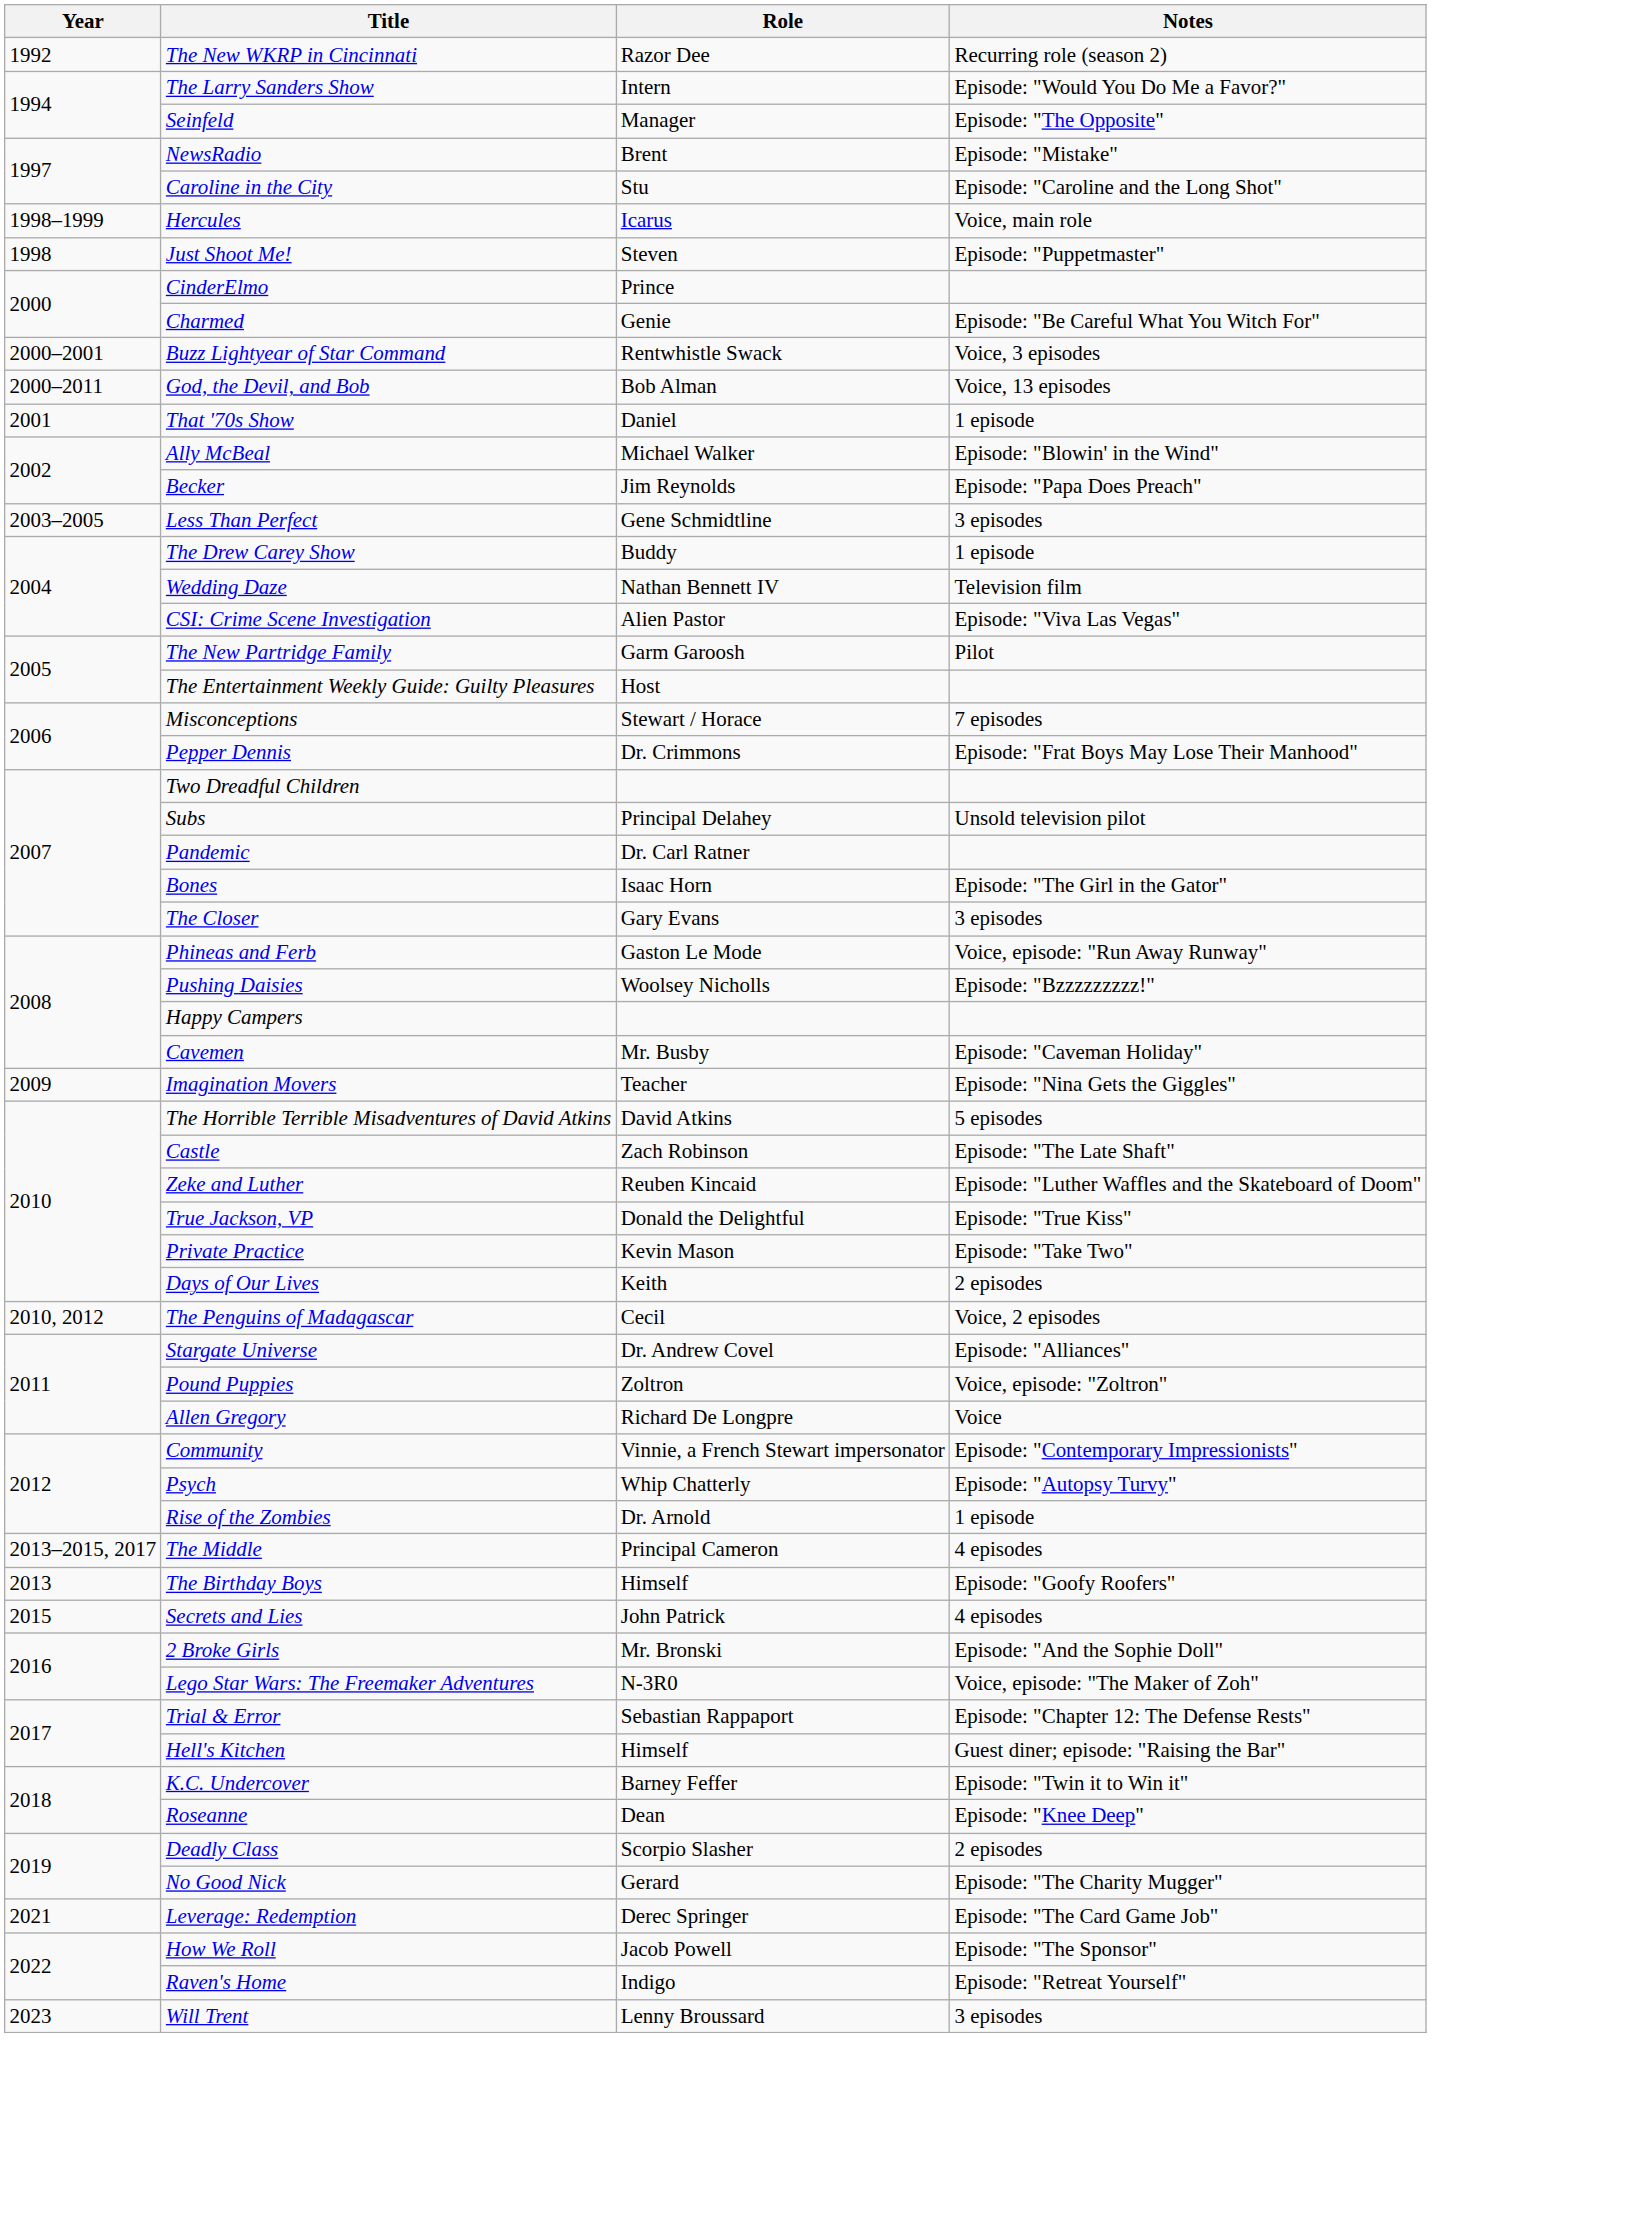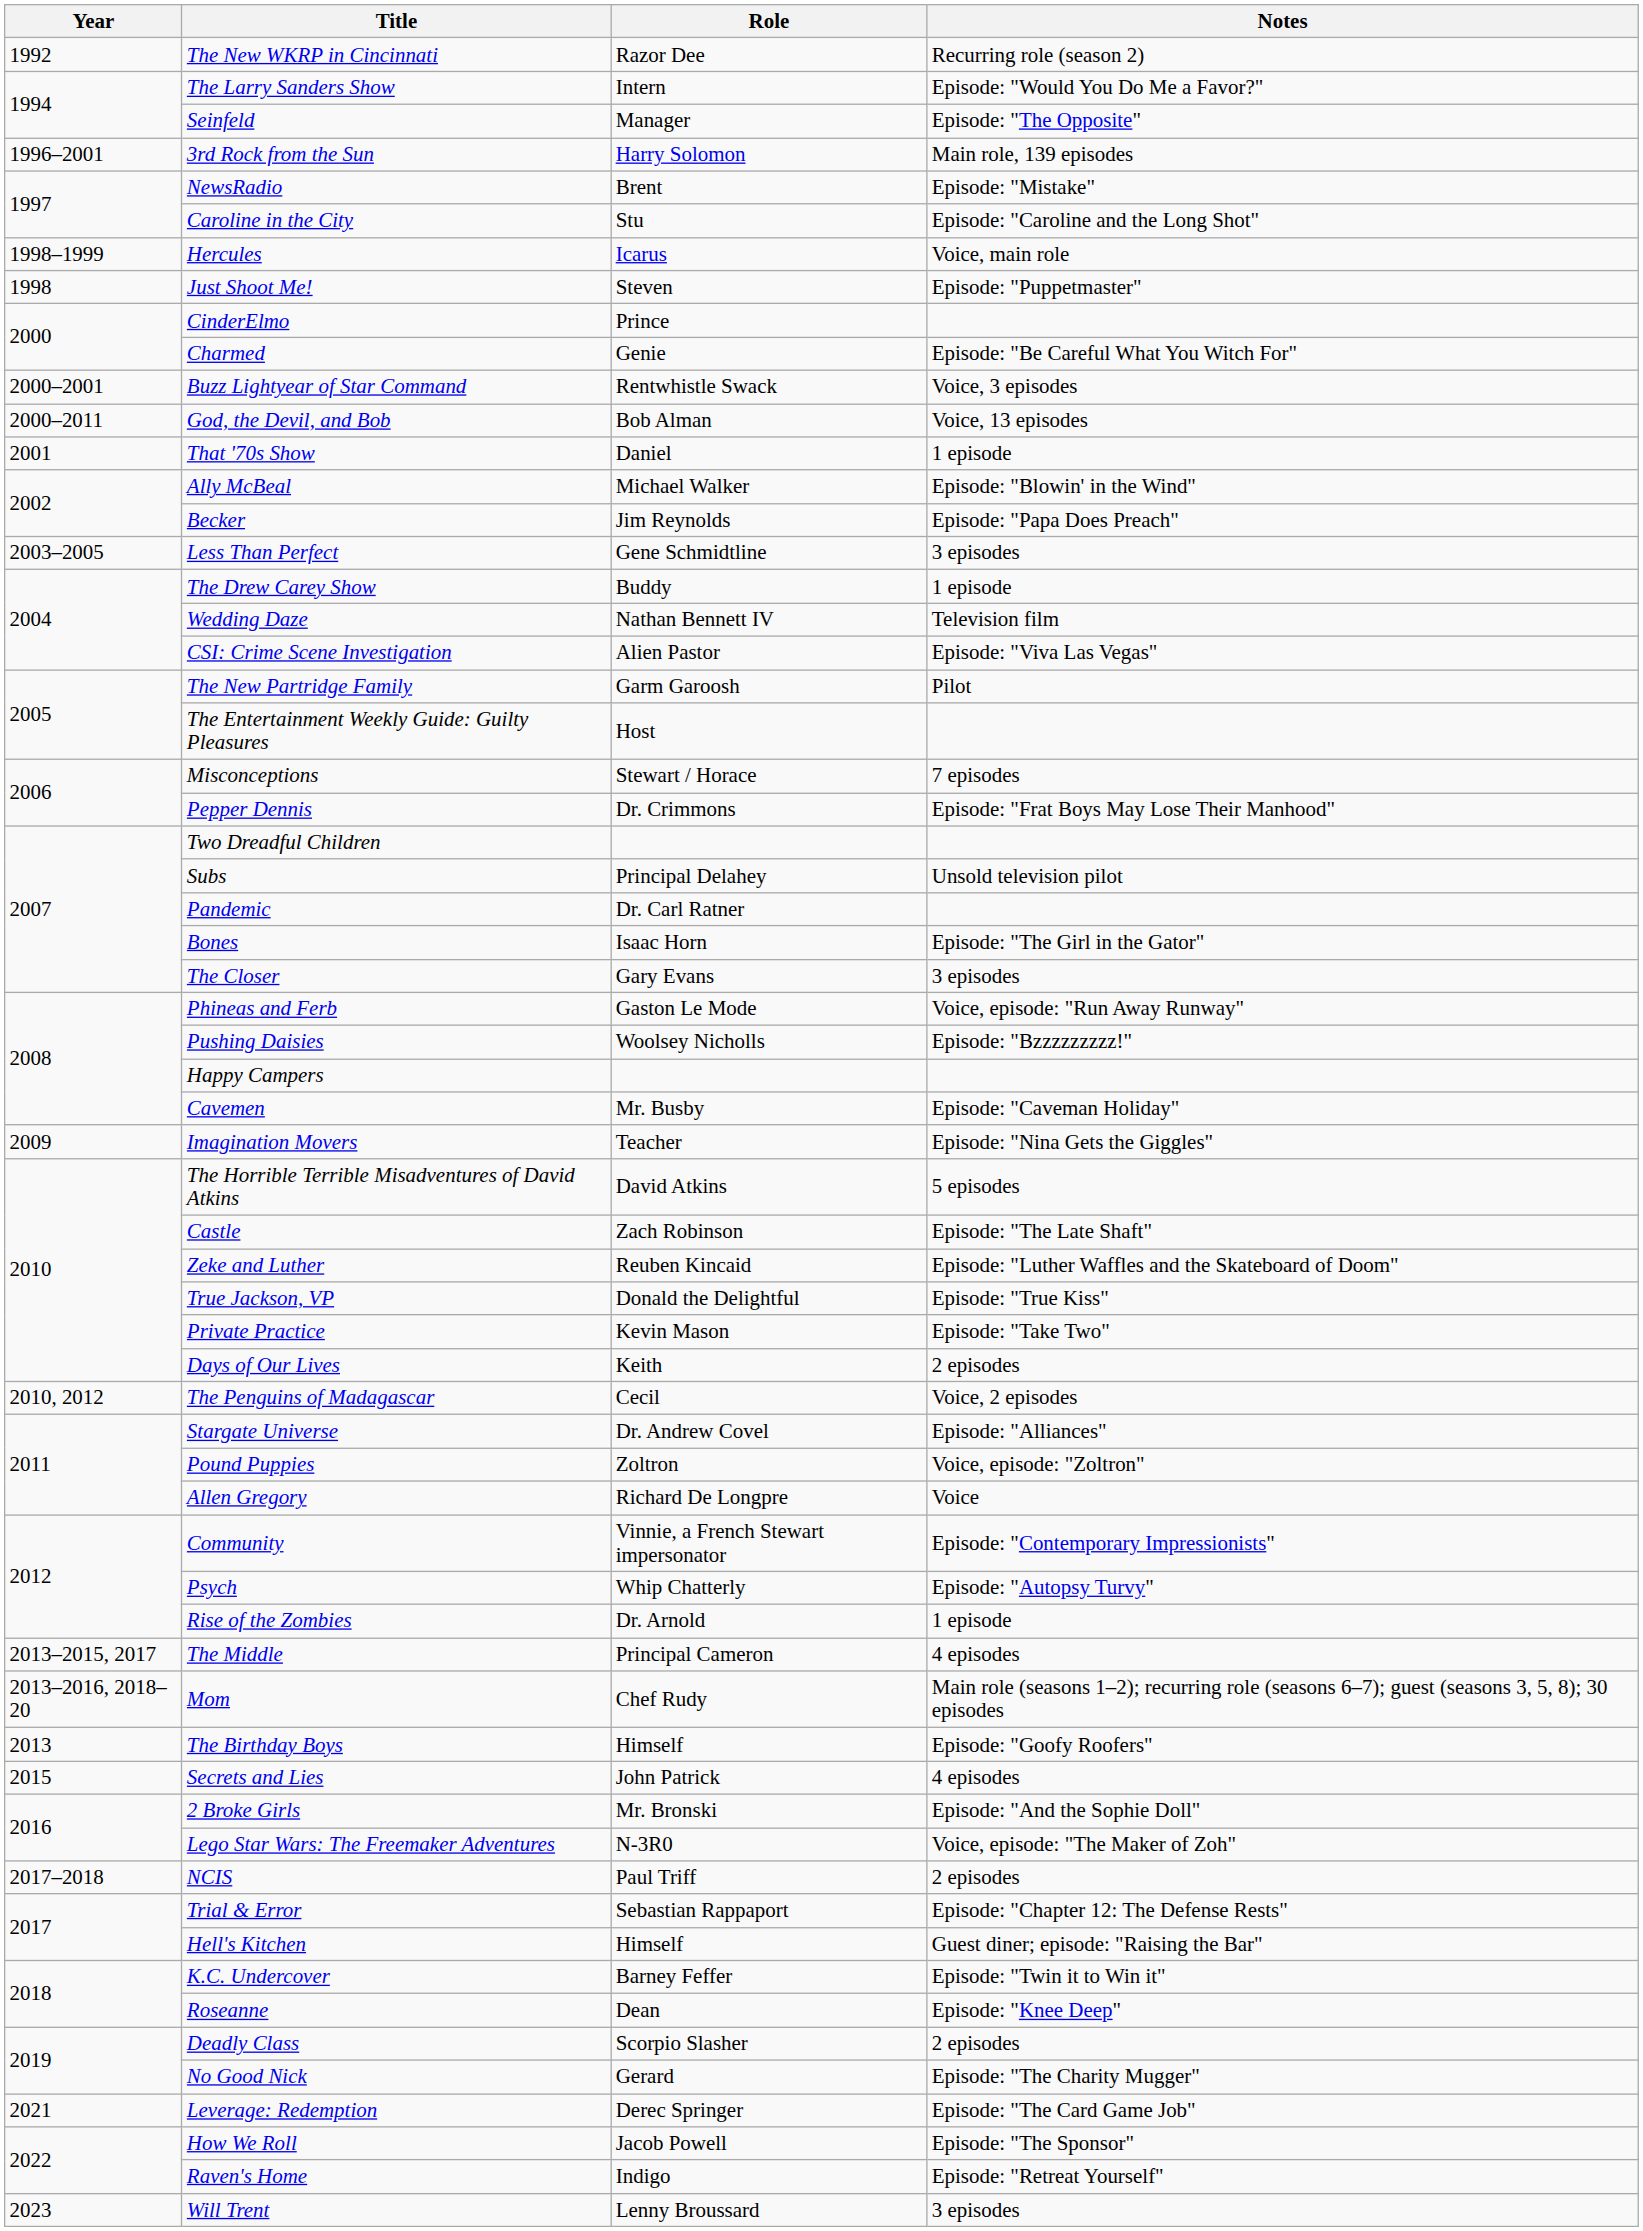+ row: (280, 154)
+ row: (208, 1699)
+ row: (210, 1877)
